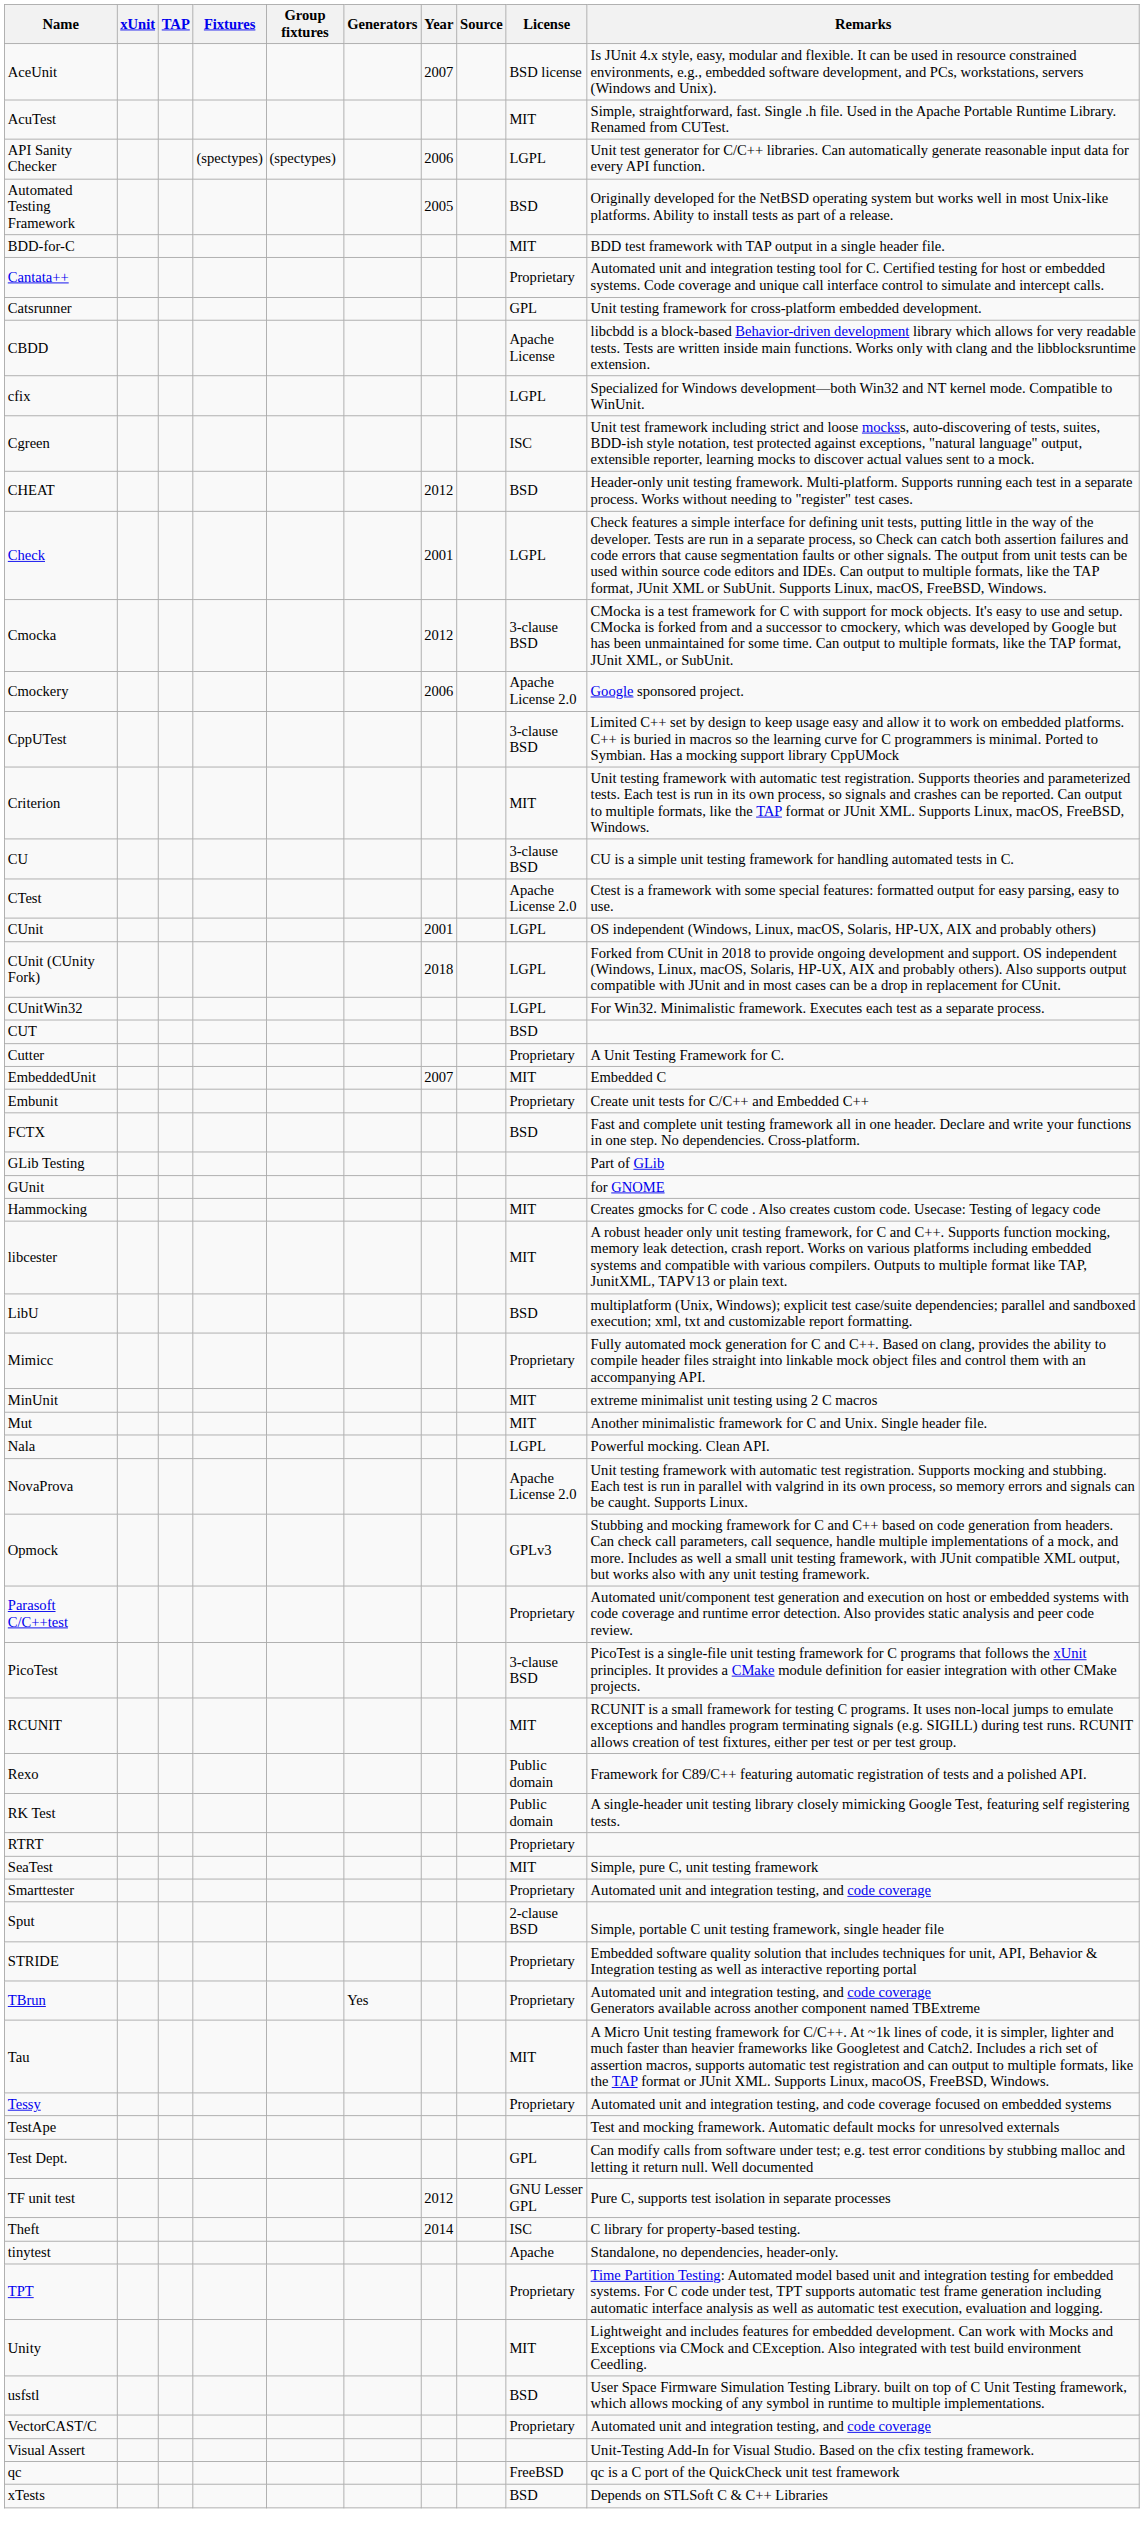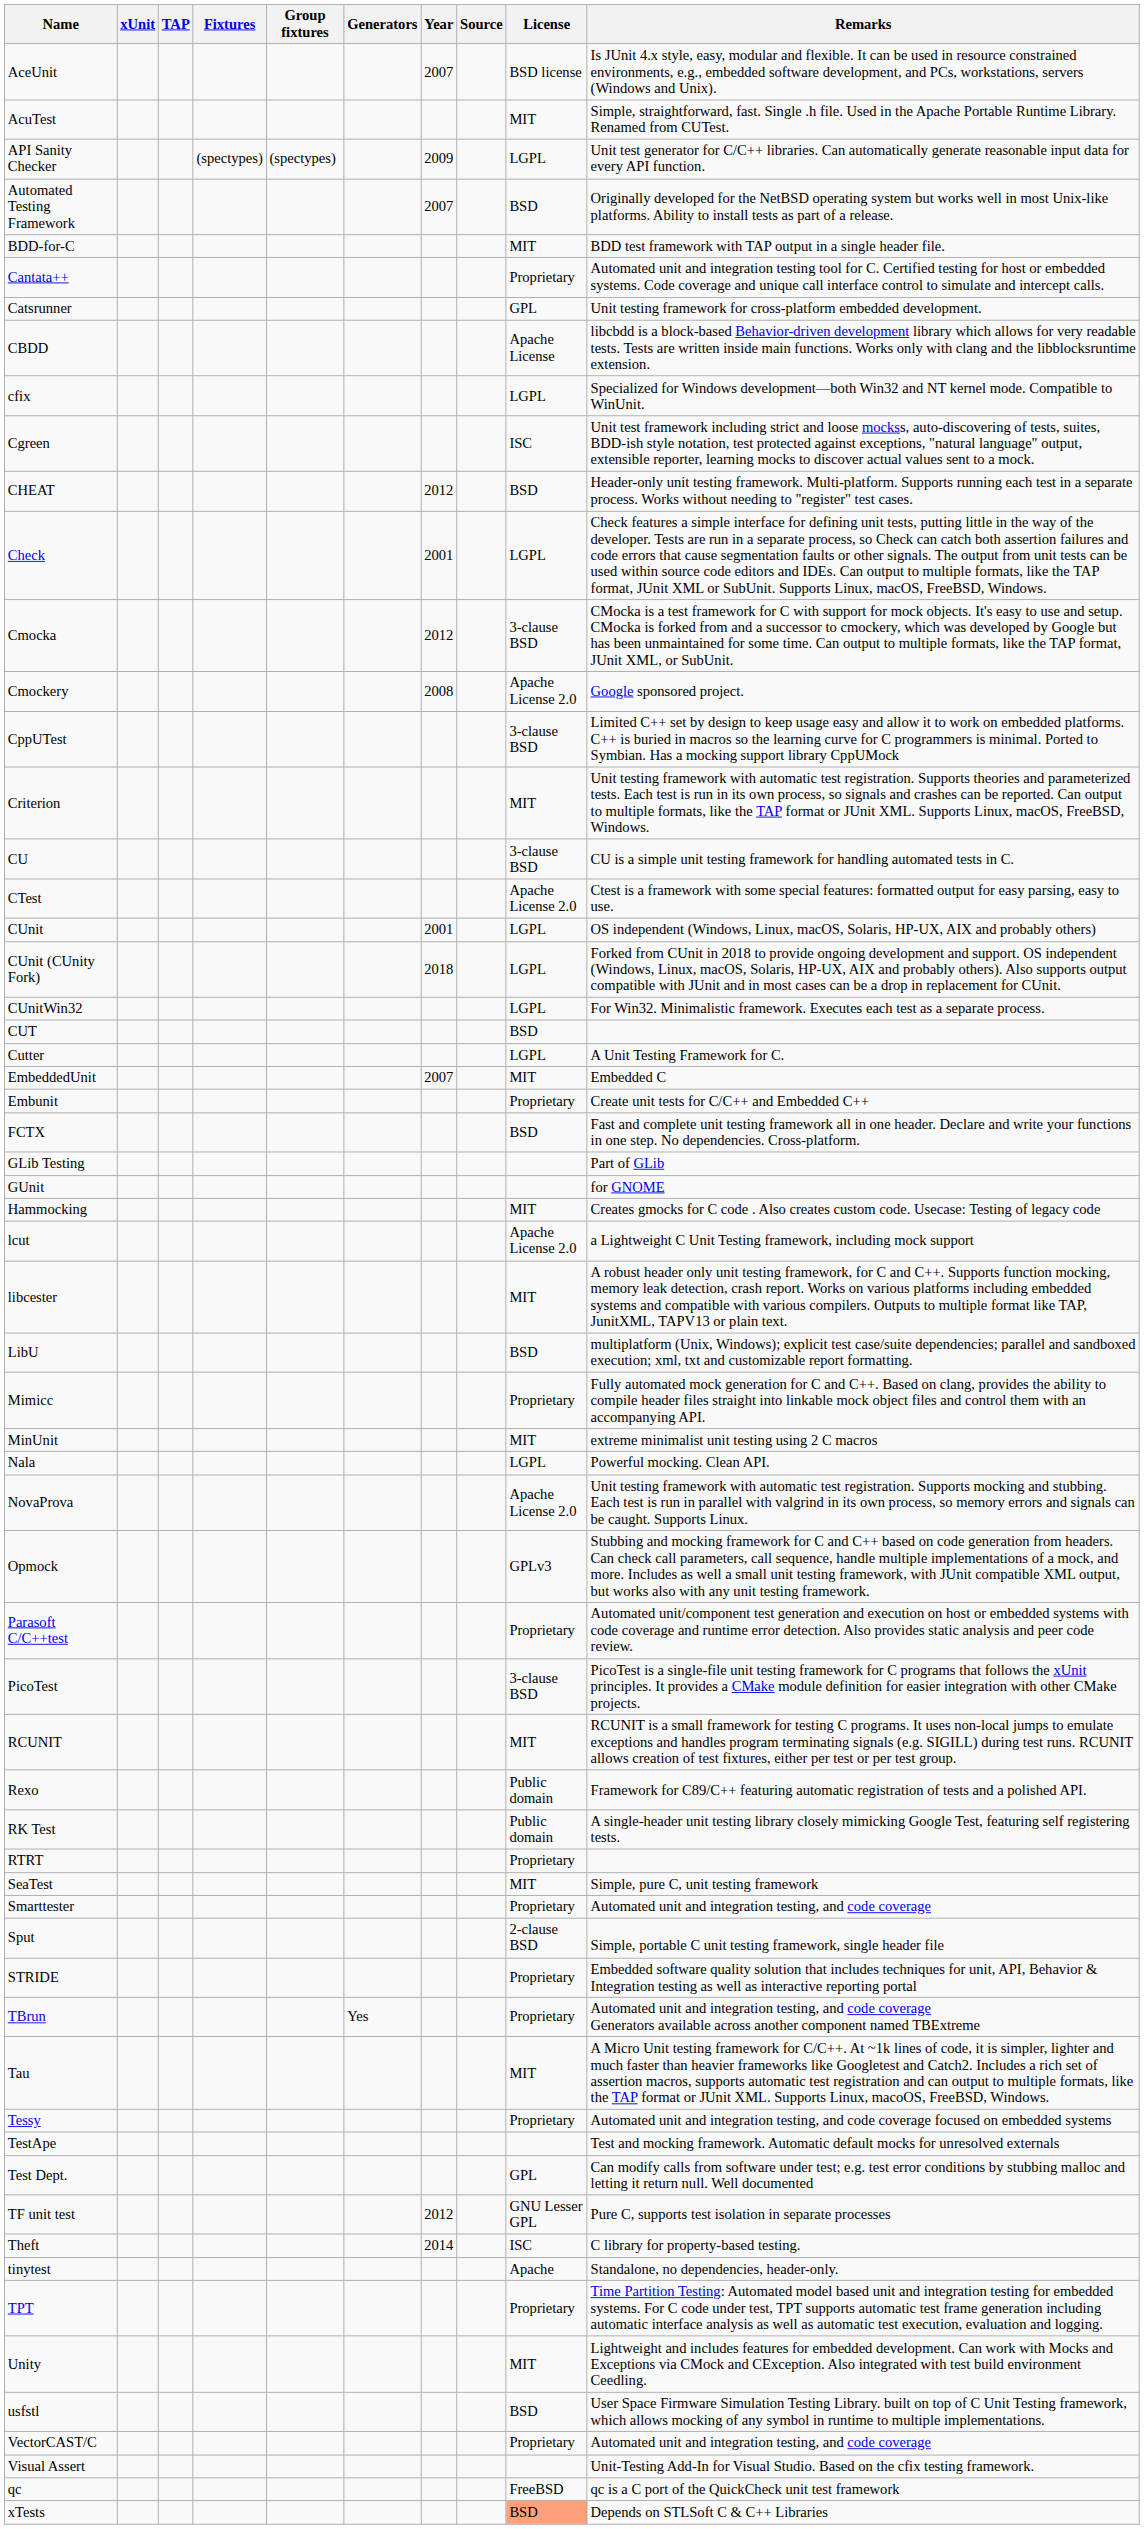(439, 159) 2006 -> (439, 159) 2009
(439, 206) 2005 -> (439, 206) 2007
(439, 691) 2006 -> (439, 691) 2008
(542, 1054) Proprietary -> (528, 1054) LGPL
+ row: (19, 1241)
- row: (20, 1423)
(524, 2496) no background -> (524, 2512) lightsalmon background
